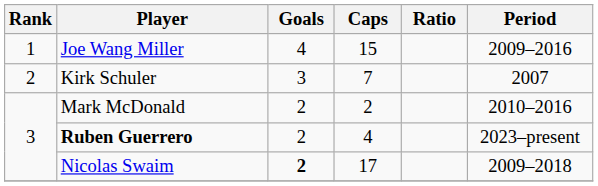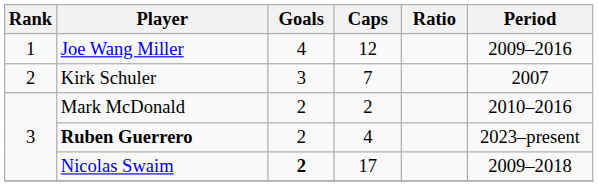(368, 48) 15 -> (368, 48) 12
